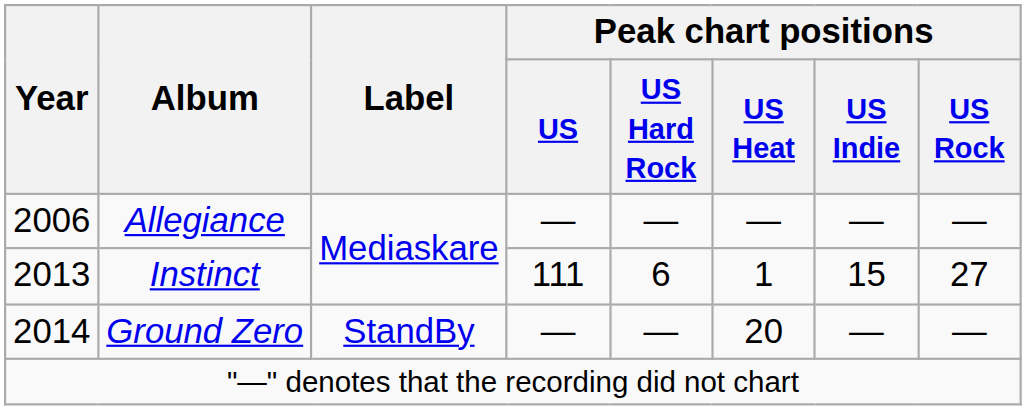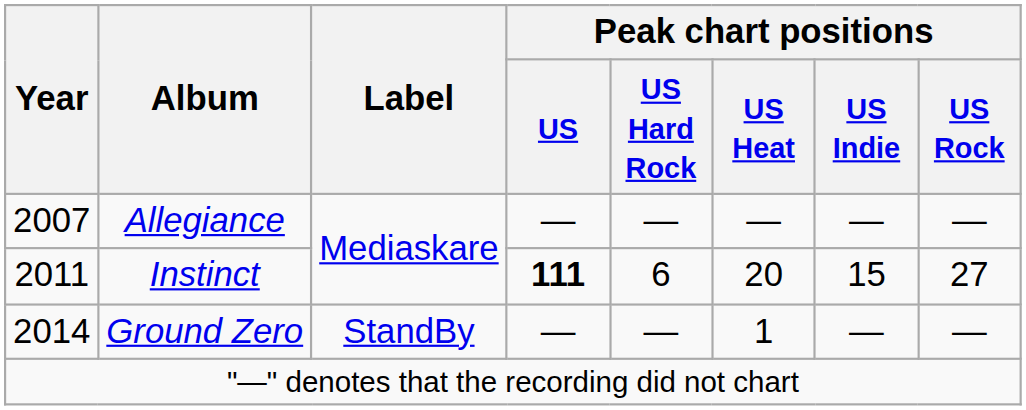(52, 220) 2006 -> (52, 220) 2007
(52, 275) 2013 -> (52, 275) 2011
(558, 275) normal -> (558, 275) bold
(764, 275) 1 -> (764, 275) 20
(764, 330) 20 -> (764, 330) 1
